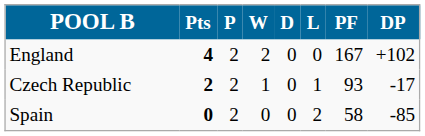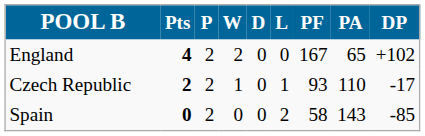+ column: (351, 22)
